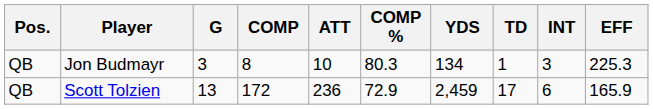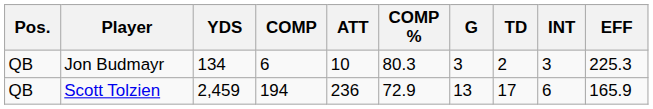columns swapped: (216, 27) <-> (462, 27)
(247, 63) 8 -> (265, 63) 6
(502, 63) 1 -> (502, 63) 2
(256, 90) 172 -> (274, 90) 194
